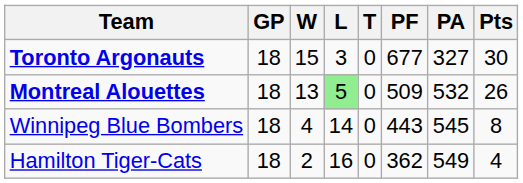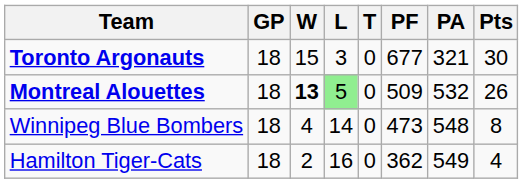(451, 57) 327 -> (451, 57) 321
(307, 91) normal -> (307, 91) bold
(405, 126) 443 -> (405, 126) 473
(451, 126) 545 -> (451, 126) 548
